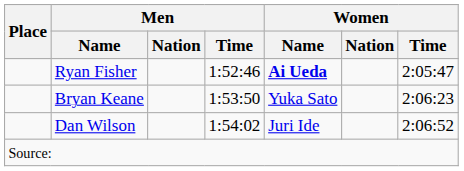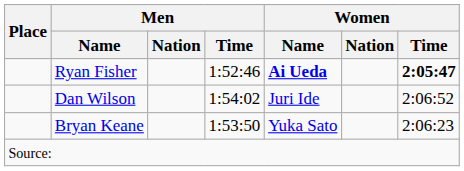(428, 71) normal -> (429, 71) bold
rows swapped: (99, 98) <-> (95, 125)
